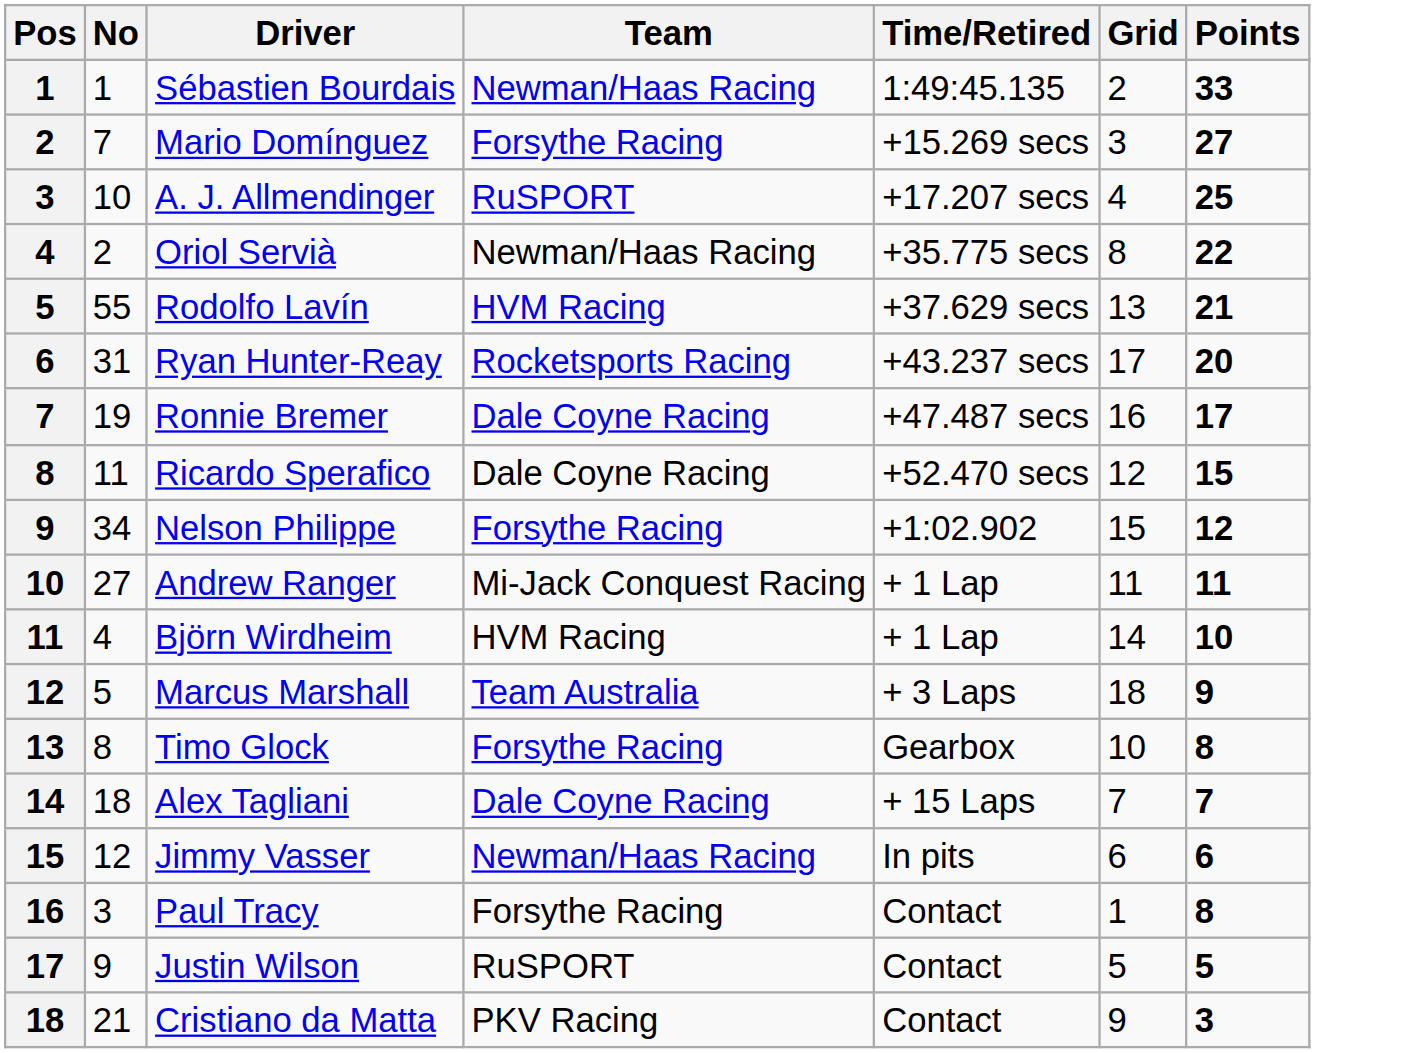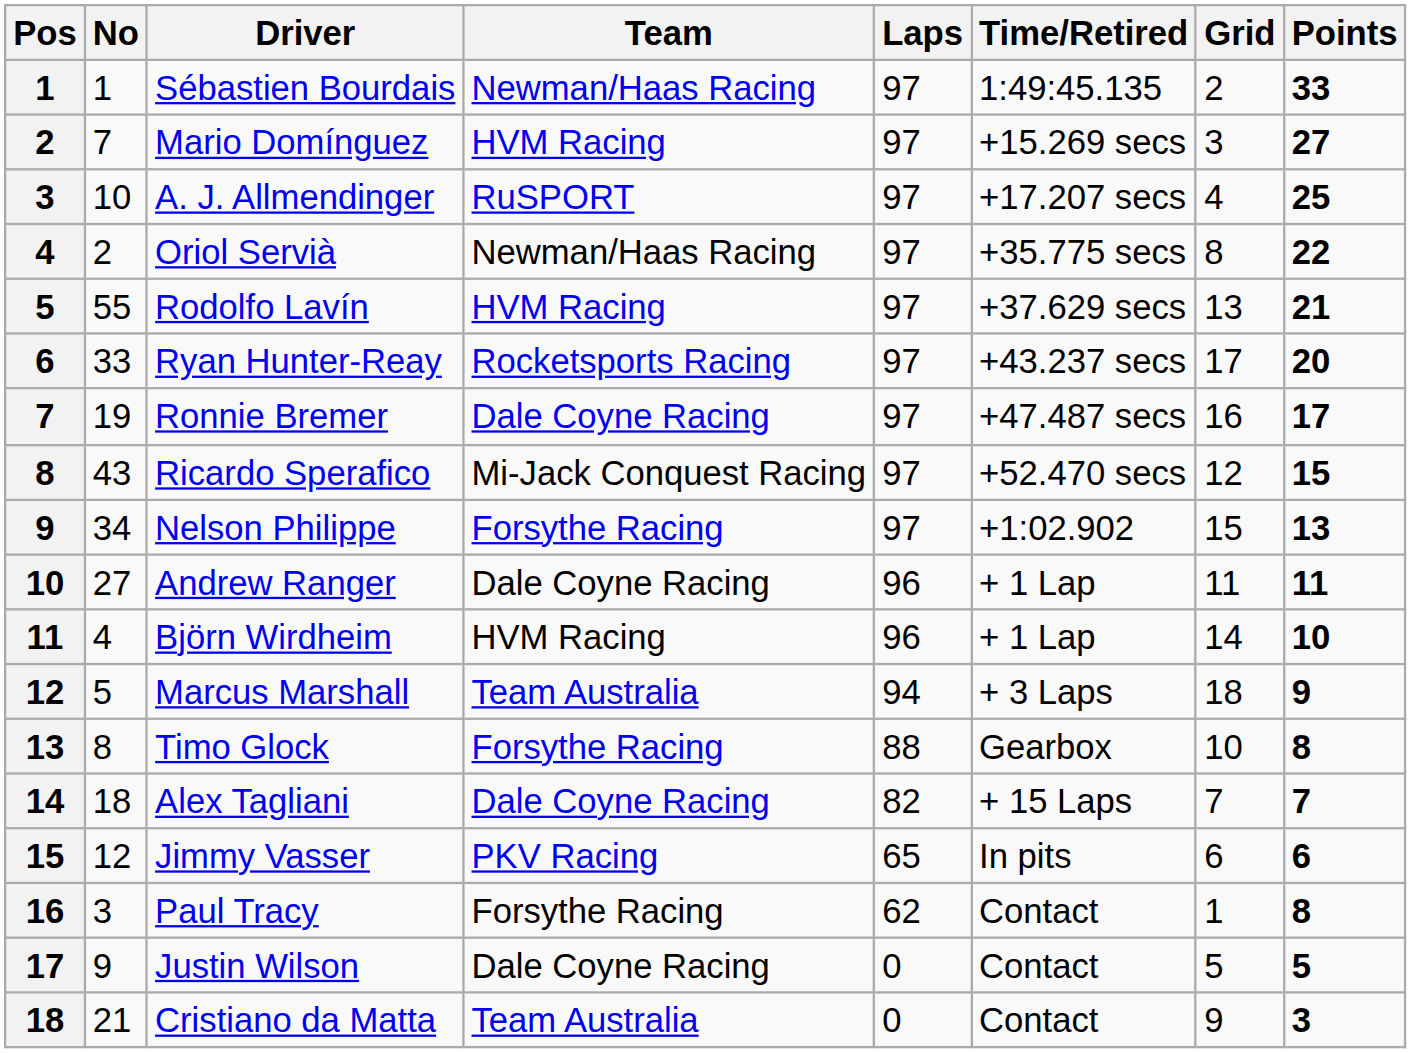+ column: (923, 33)
(598, 142) Forsythe Racing -> (569, 142) HVM Racing
(112, 362) 31 -> (112, 362) 33
(111, 472) 11 -> (112, 472) 43
(621, 472) Dale Coyne Racing -> (669, 472) Mi-Jack Conquest Racing
(1214, 527) 12 -> (1311, 527) 13
(669, 581) Mi-Jack Conquest Racing -> (621, 581) Dale Coyne Racing
(644, 856) Newman/Haas Racing -> (565, 856) PKV Racing
(553, 965) RuSPORT -> (621, 965) Dale Coyne Racing
(565, 1020) PKV Racing -> (585, 1020) Team Australia
